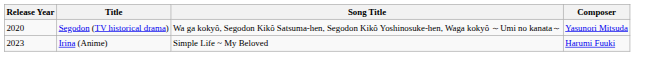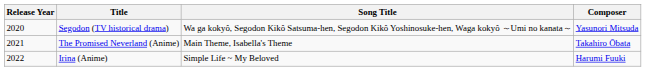+ row: (119, 43)
(15, 43) 2023 -> (15, 58) 2022
